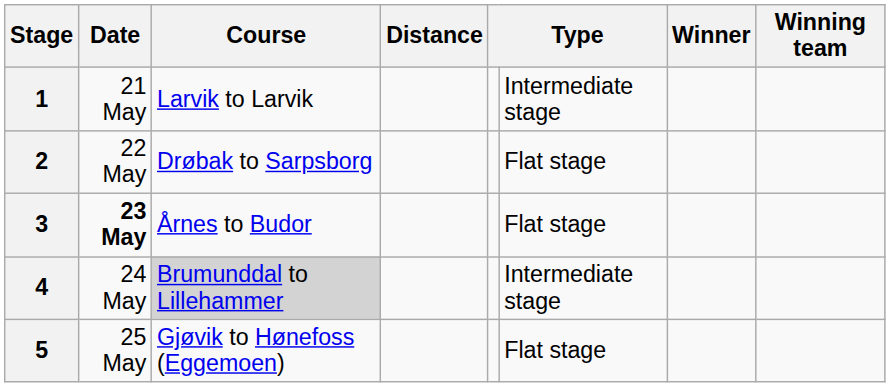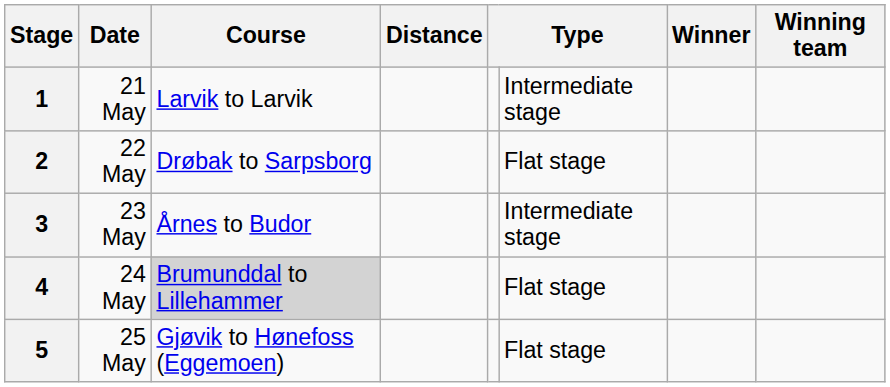(124, 224) bold -> (124, 224) normal
(555, 224) Flat stage -> (569, 224) Intermediate stage
(569, 287) Intermediate stage -> (555, 287) Flat stage
